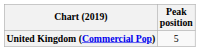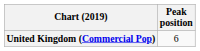(176, 38) 5 -> (176, 38) 6
